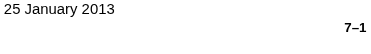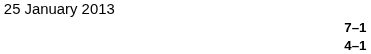+ row: (355, 45)
